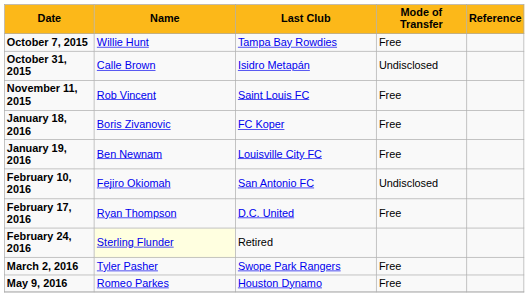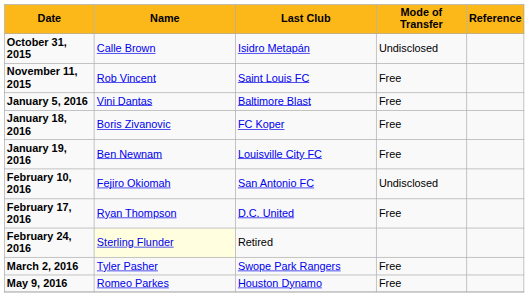- row: (47, 42)
+ row: (47, 101)
